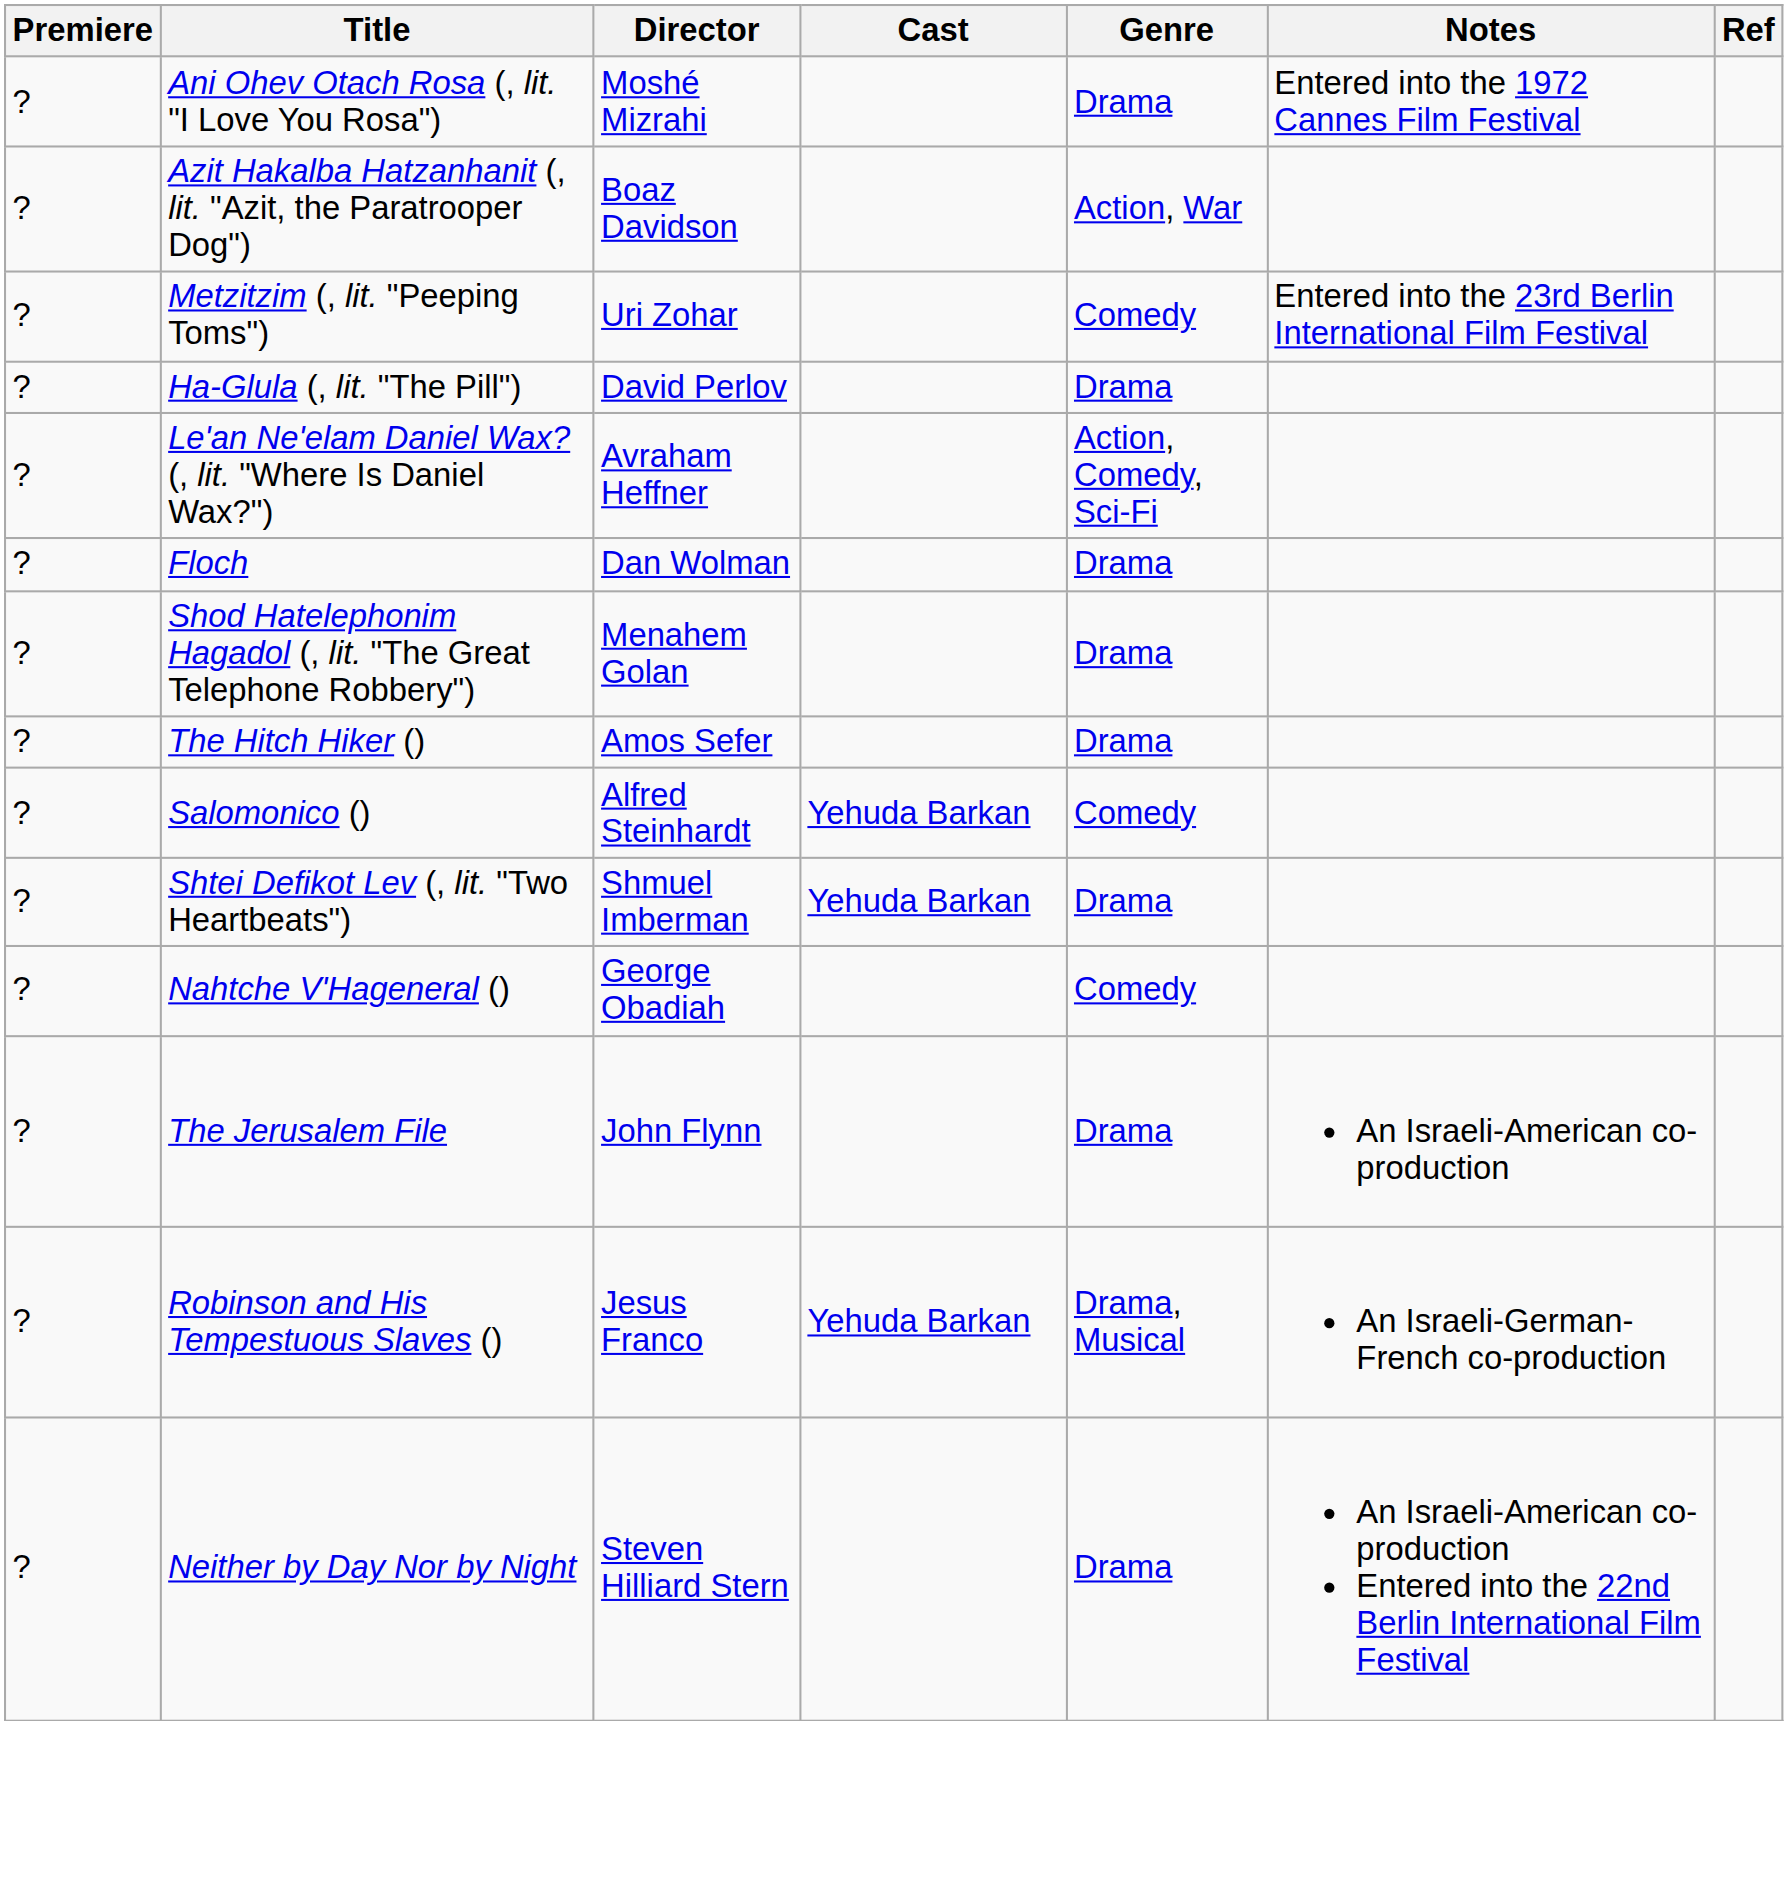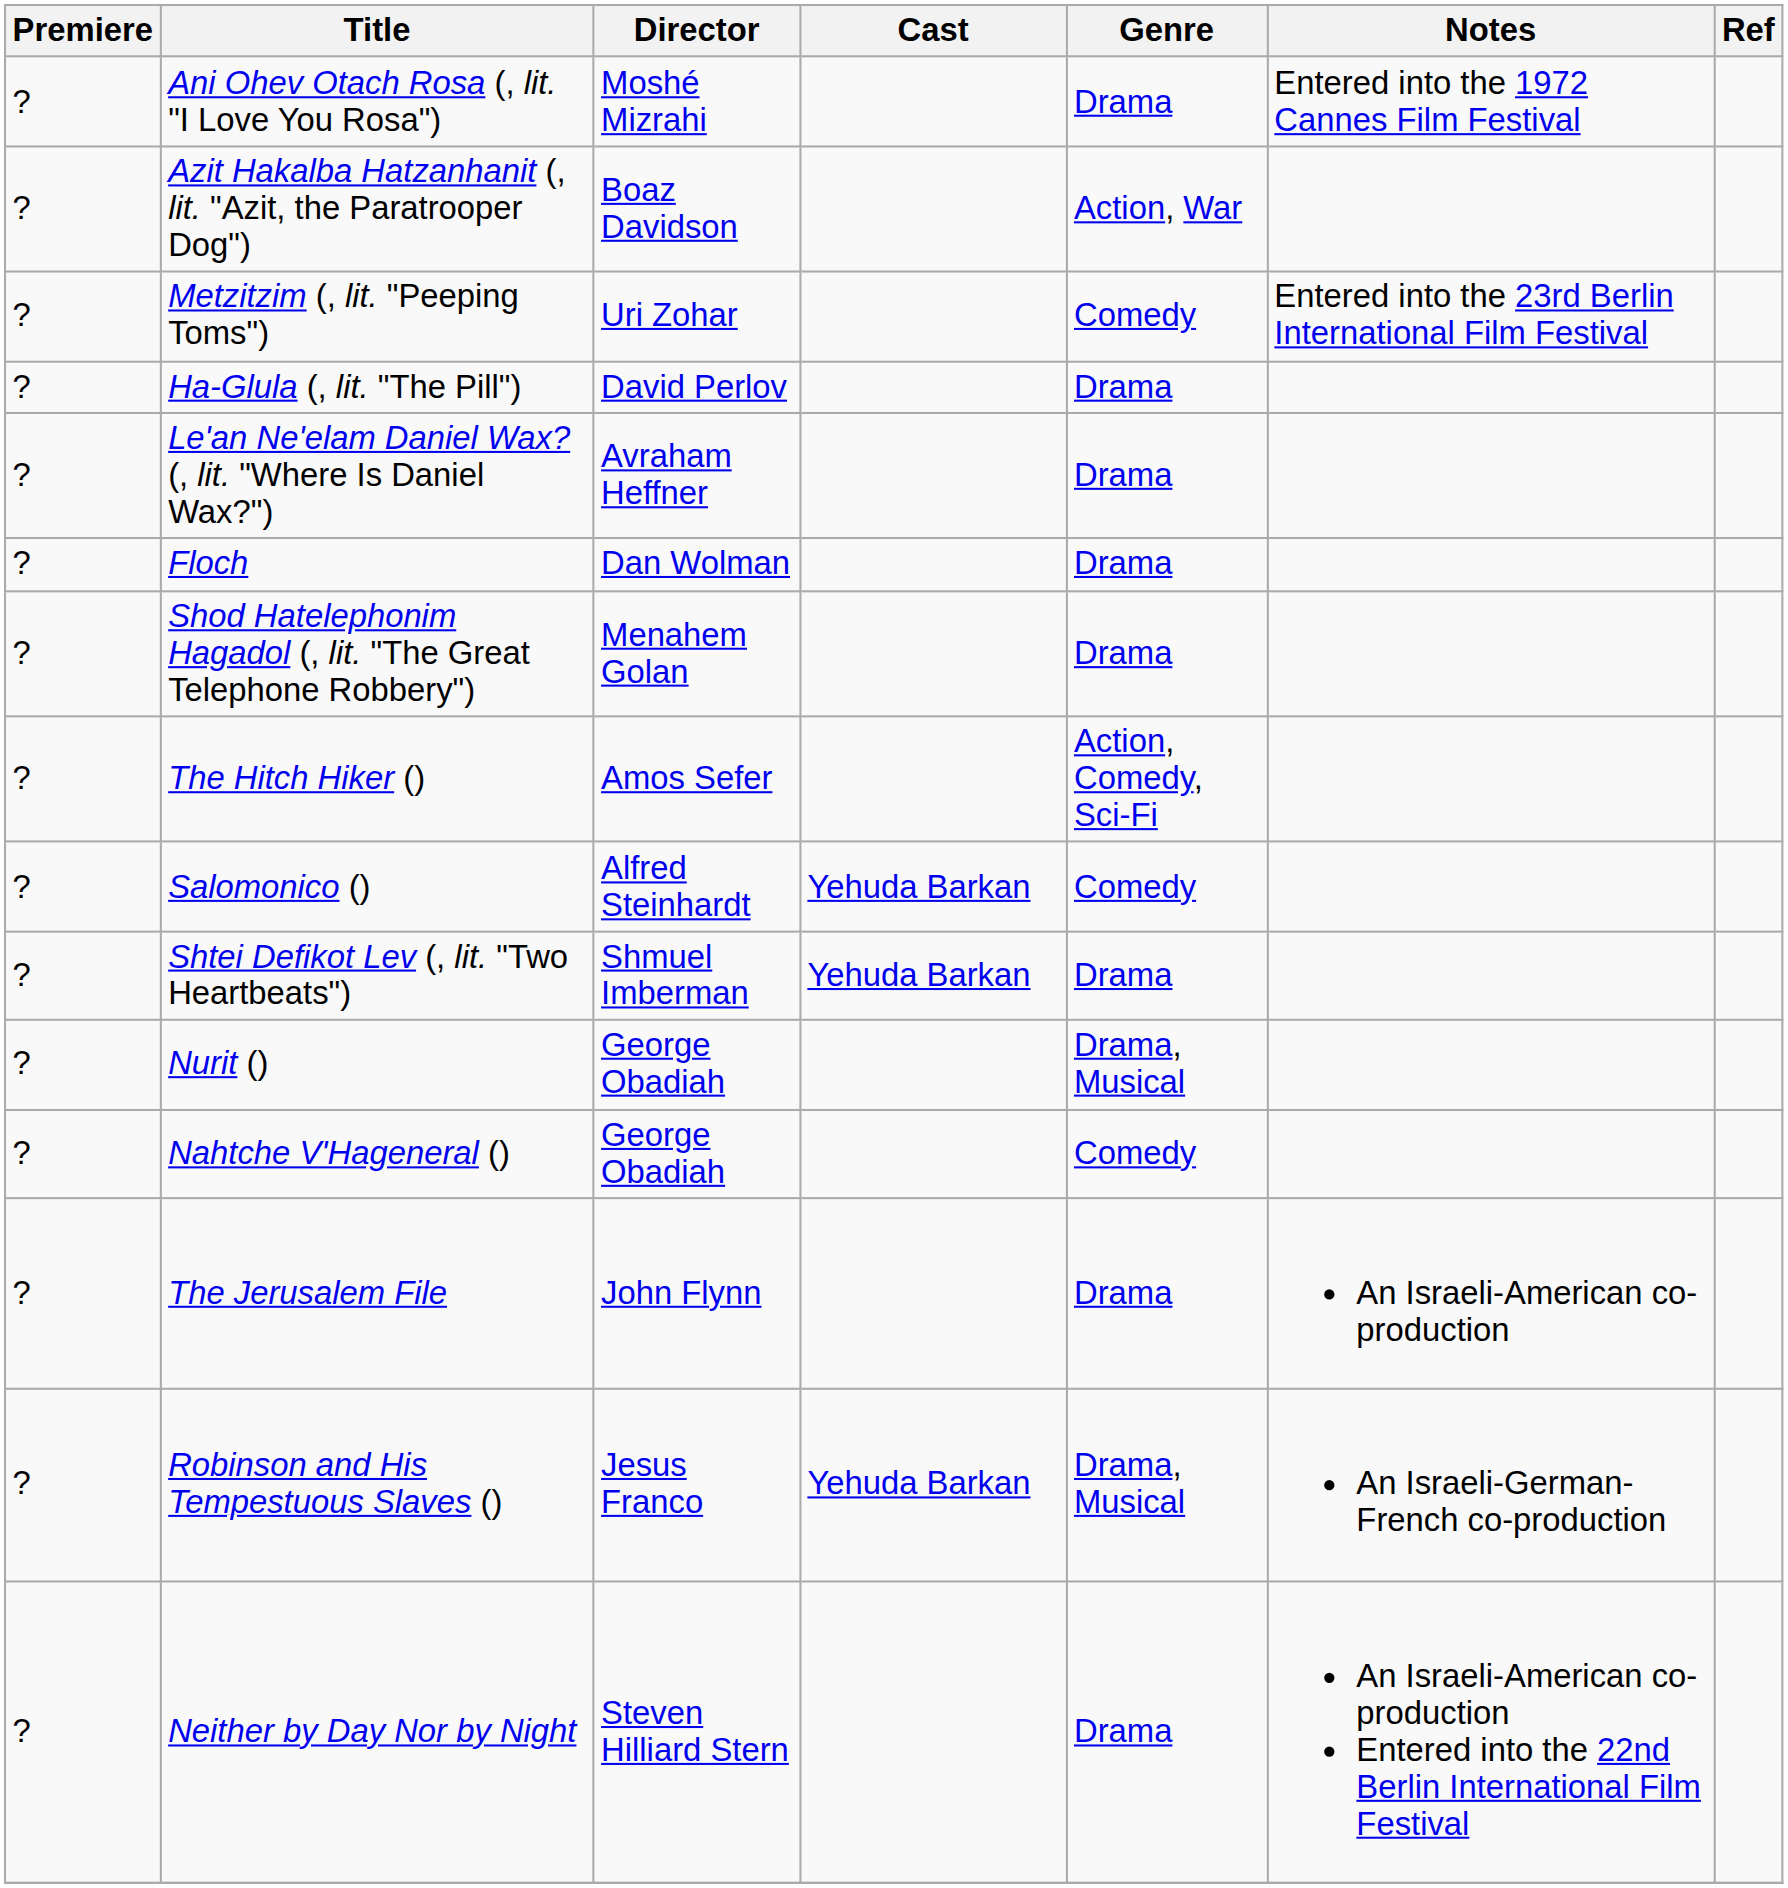(1138, 475) Action, Comedy, Sci-Fi -> (1123, 475) Drama
(1123, 741) Drama -> (1138, 778) Action, Comedy, Sci-Fi
+ row: (218, 1063)
